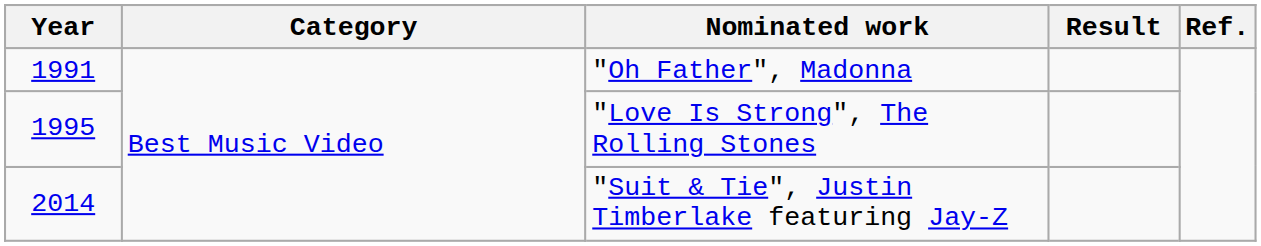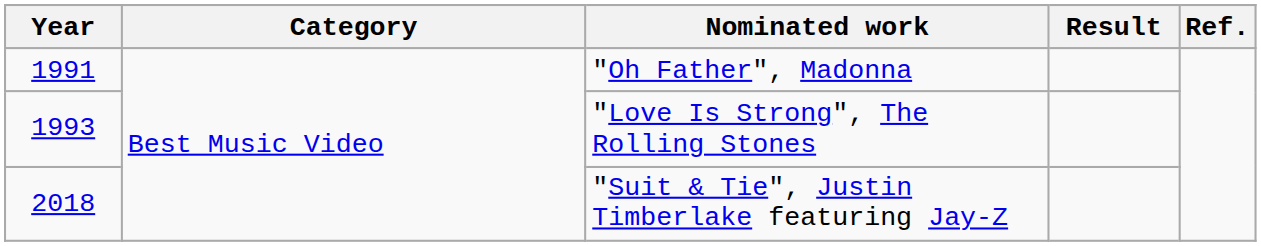(63, 129) 1995 -> (63, 129) 1993
(63, 203) 2014 -> (63, 203) 2018
